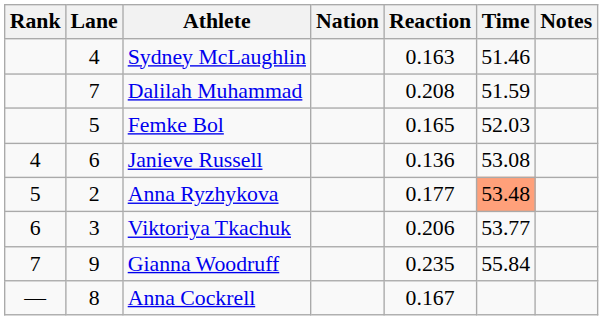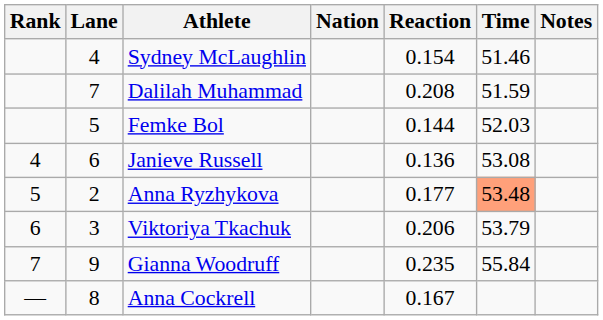(430, 56) 0.163 -> (430, 56) 0.154
(430, 125) 0.165 -> (430, 125) 0.144
(506, 228) 53.77 -> (506, 228) 53.79
